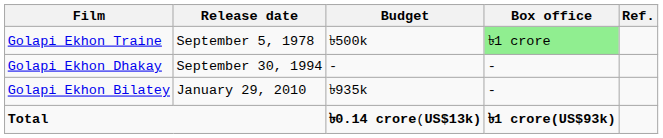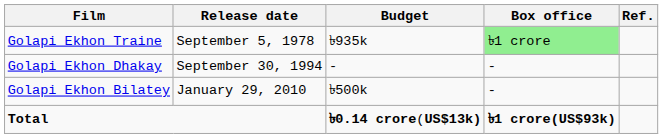(348, 41) ৳500k -> (348, 41) ৳935k
(348, 91) ৳935k -> (348, 91) ৳500k
